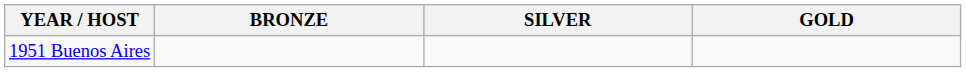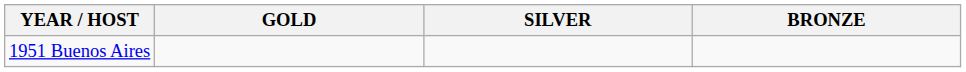columns swapped: (827, 20) <-> (289, 20)
